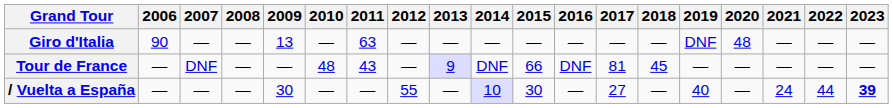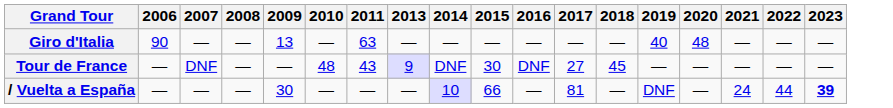- column: (409, 16)
(701, 41) DNF -> (659, 41) 40
(534, 66) 66 -> (492, 66) 30
(617, 66) 81 -> (576, 66) 27
(534, 90) 30 -> (492, 90) 66
(617, 90) 27 -> (576, 90) 81
(701, 90) 40 -> (659, 90) DNF
